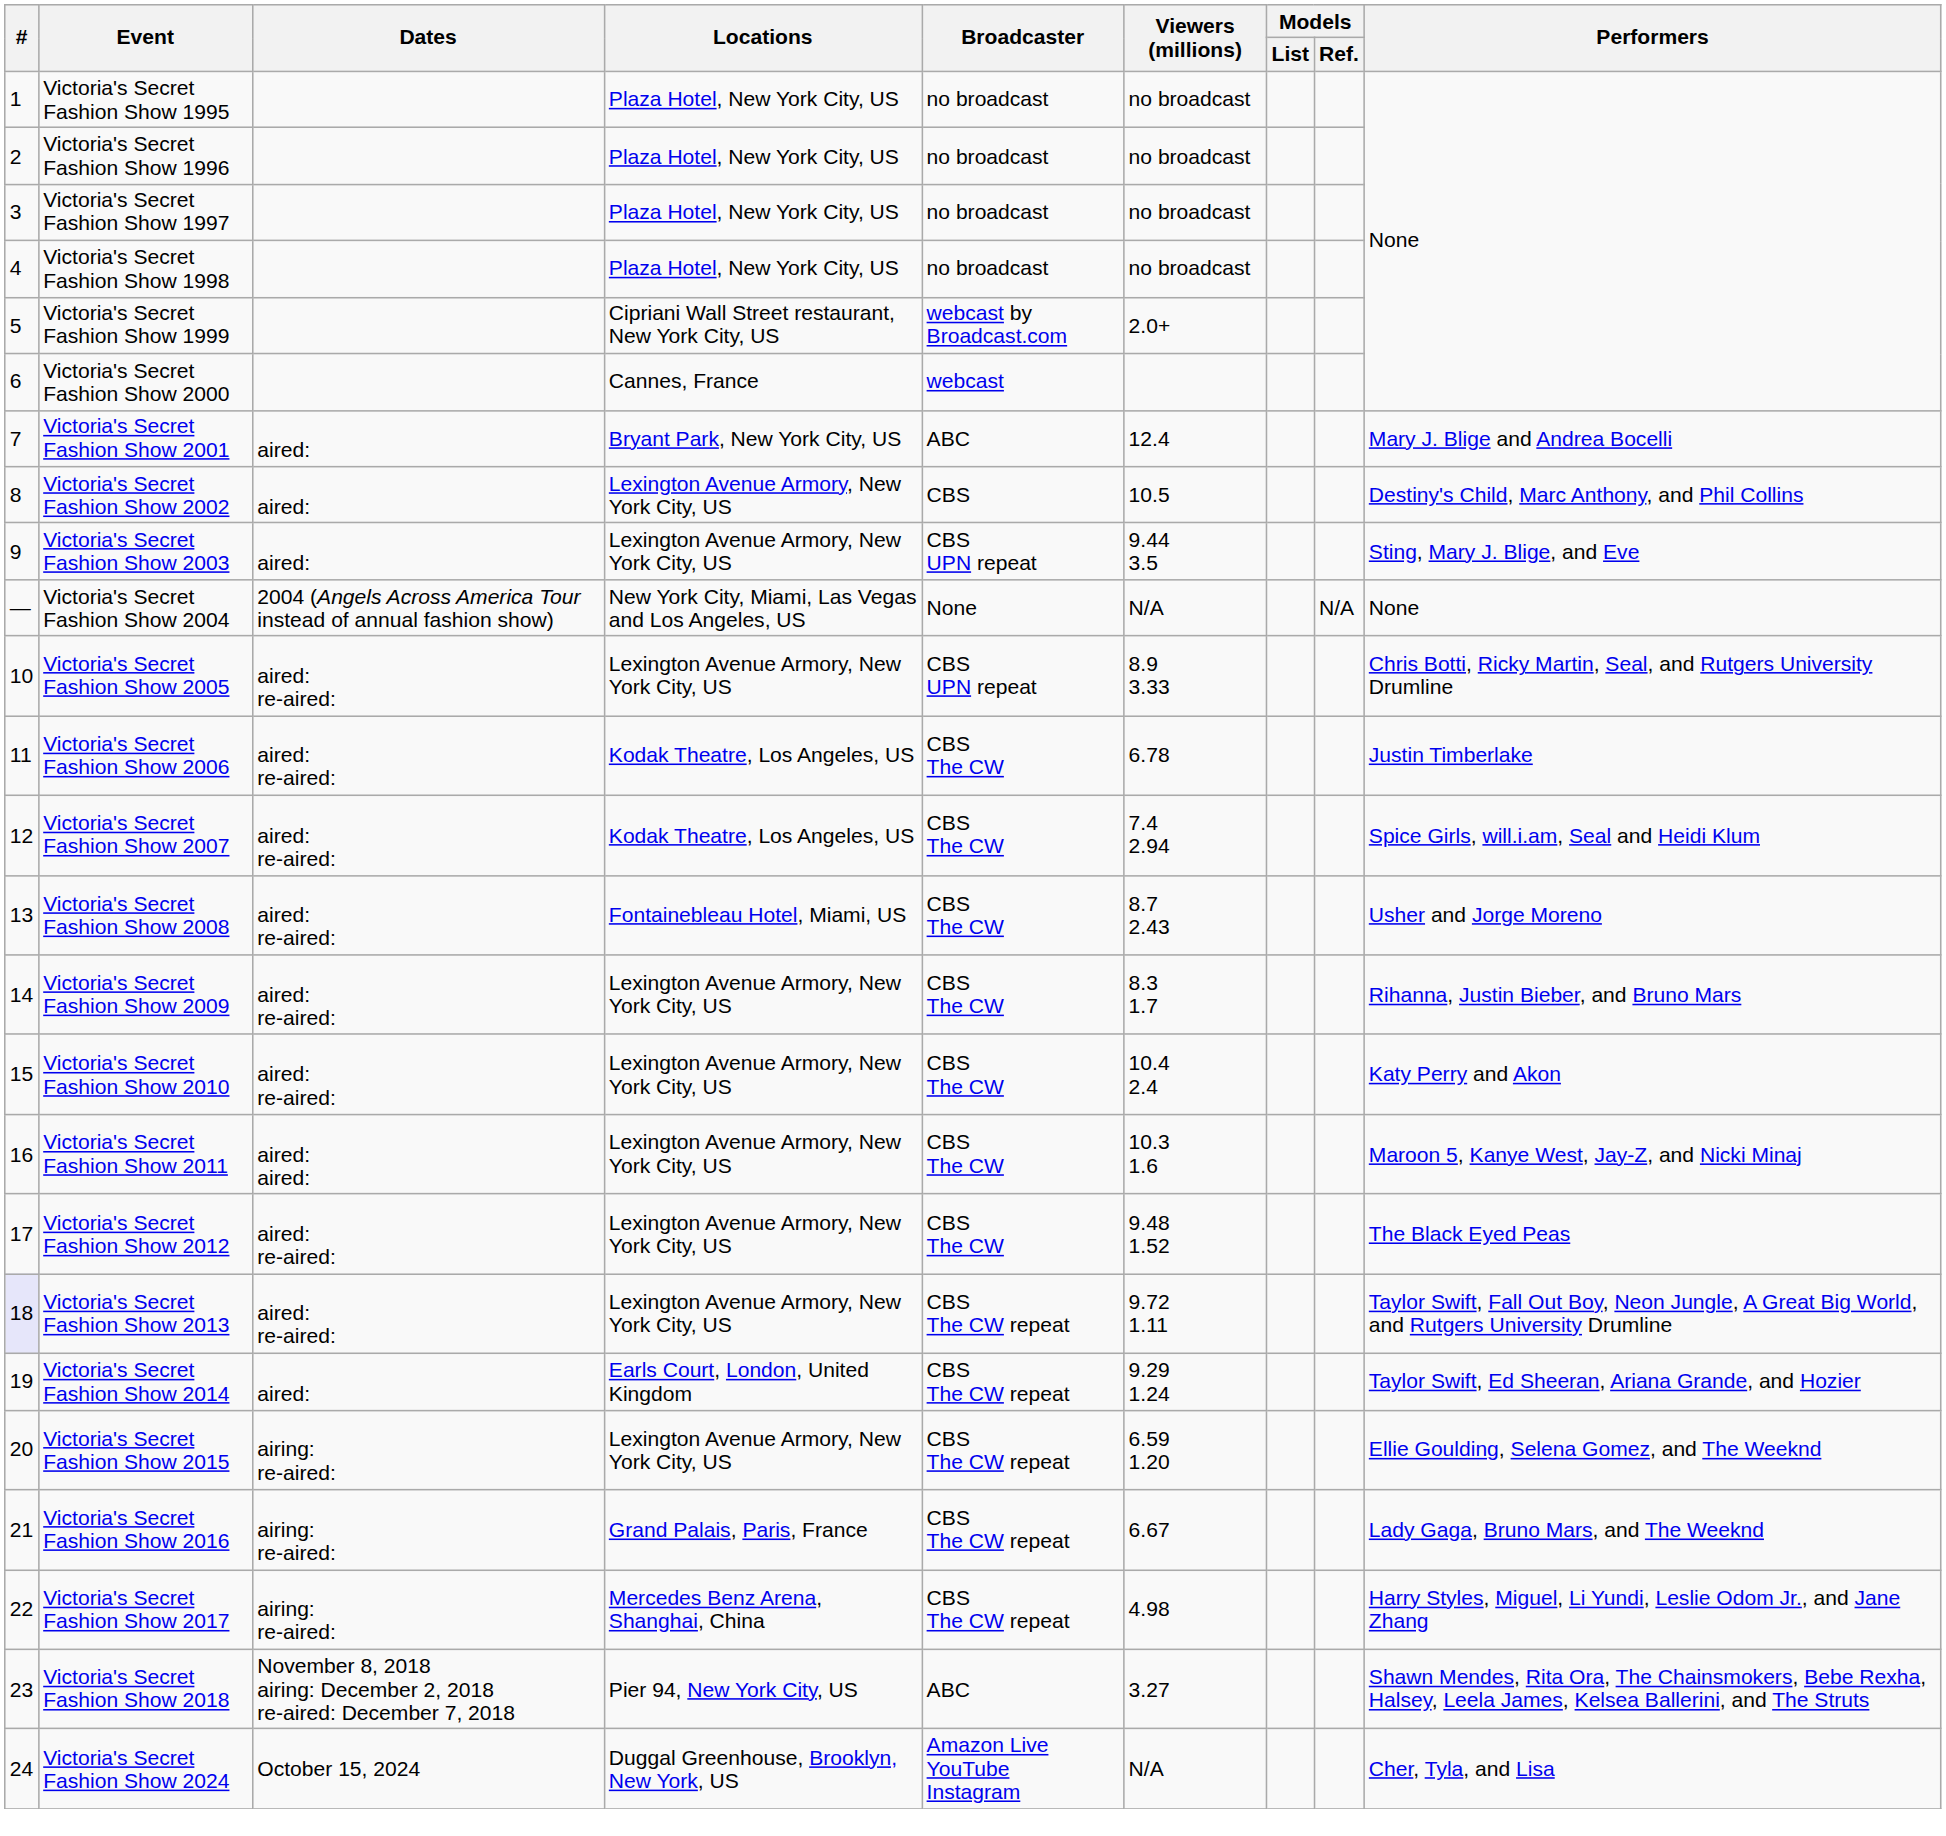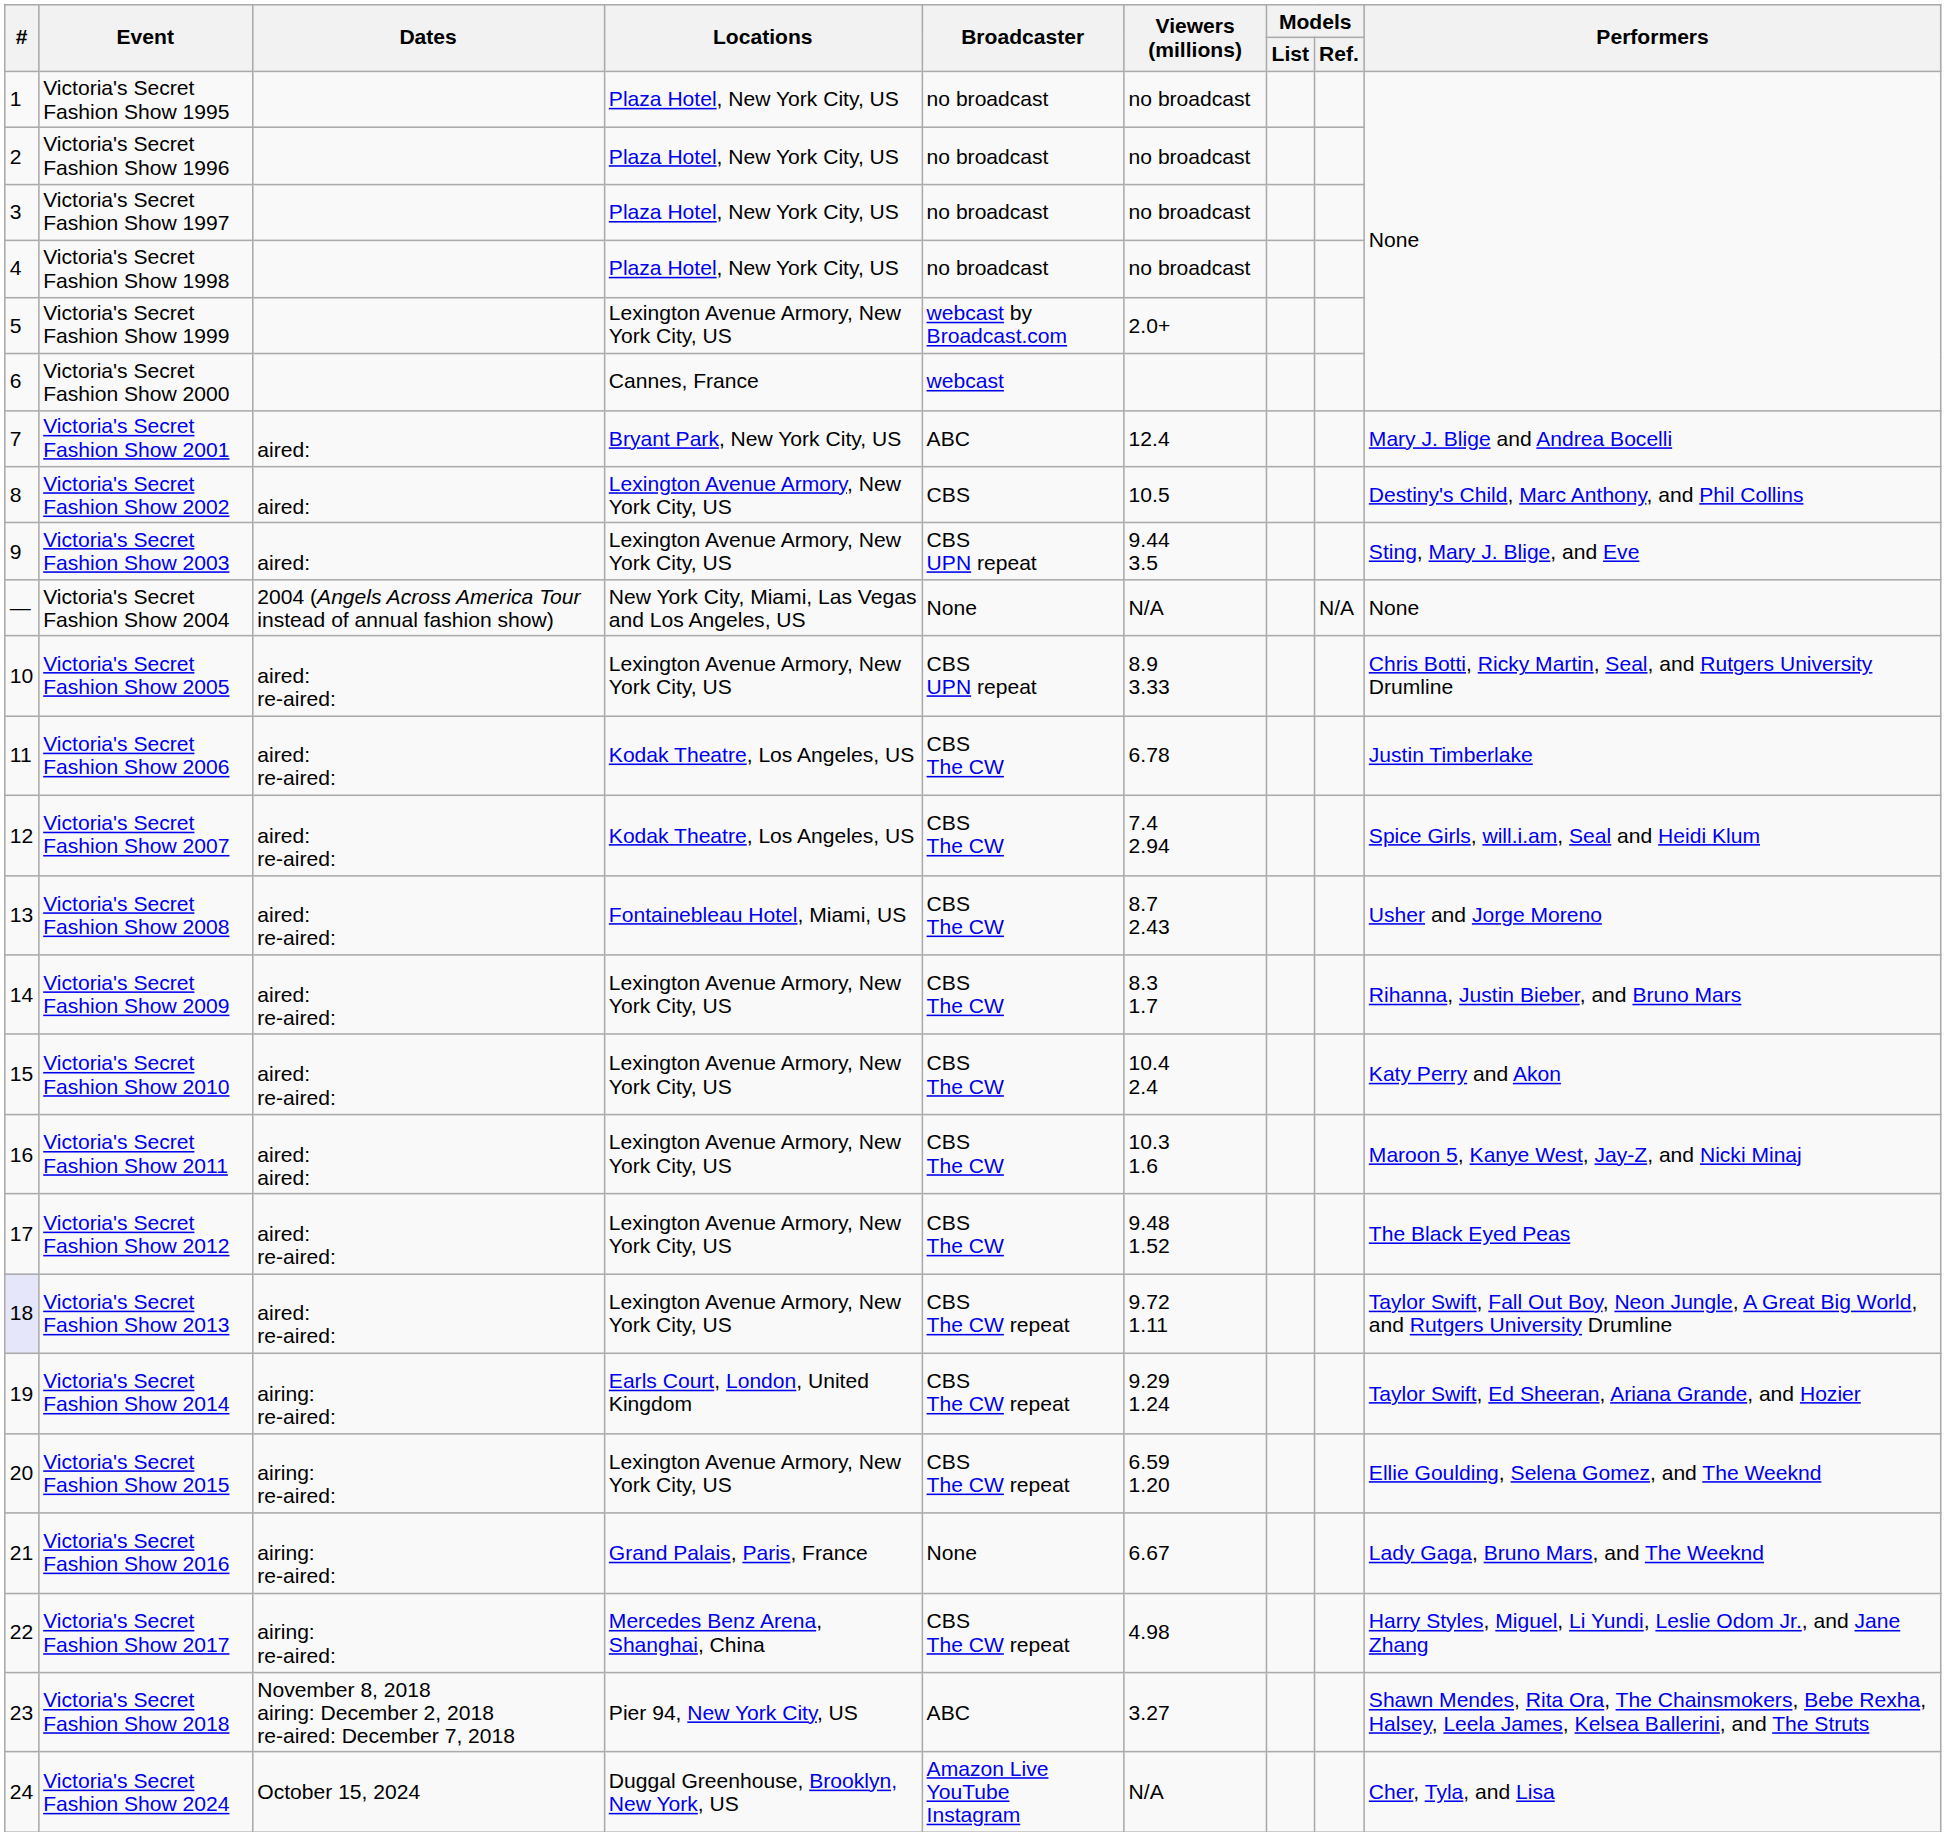(752, 325) Cipriani Wall Street restaurant, New York City, US -> (755, 325) Lexington Avenue Armory, New York City, US
(284, 1393) aired: -> (297, 1405) airing: re-aired:
(998, 1529) CBS The CW repeat -> (952, 1552) None
